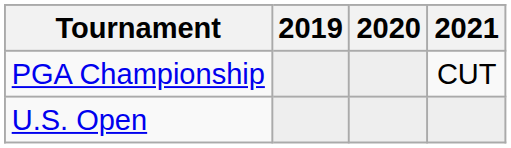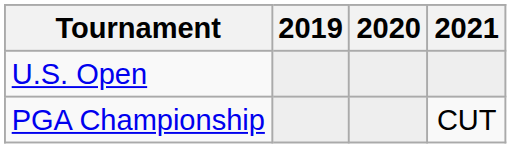rows swapped: (138, 74) <-> (79, 120)
